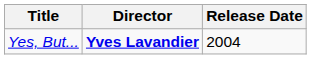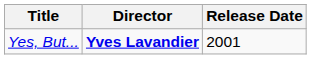(223, 41) 2004 -> (223, 41) 2001
